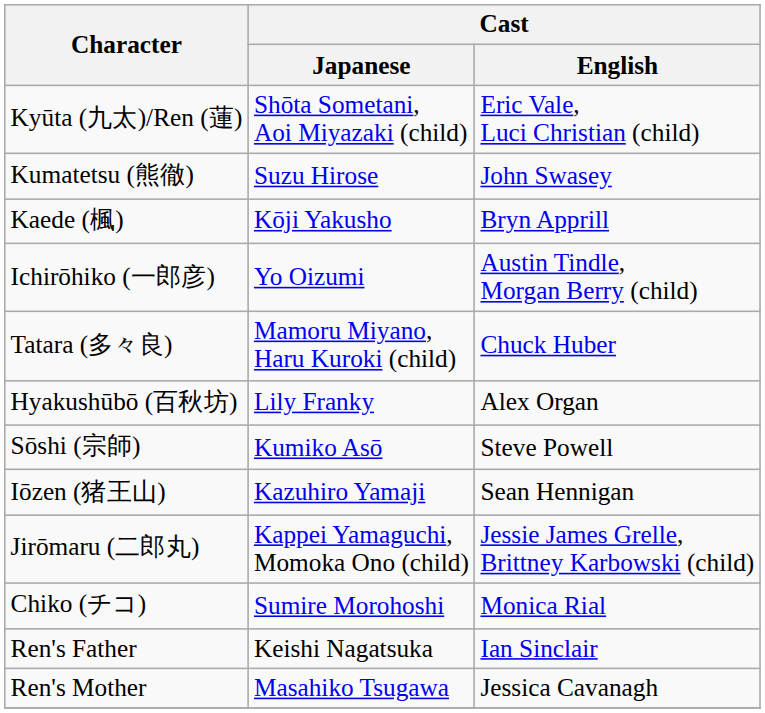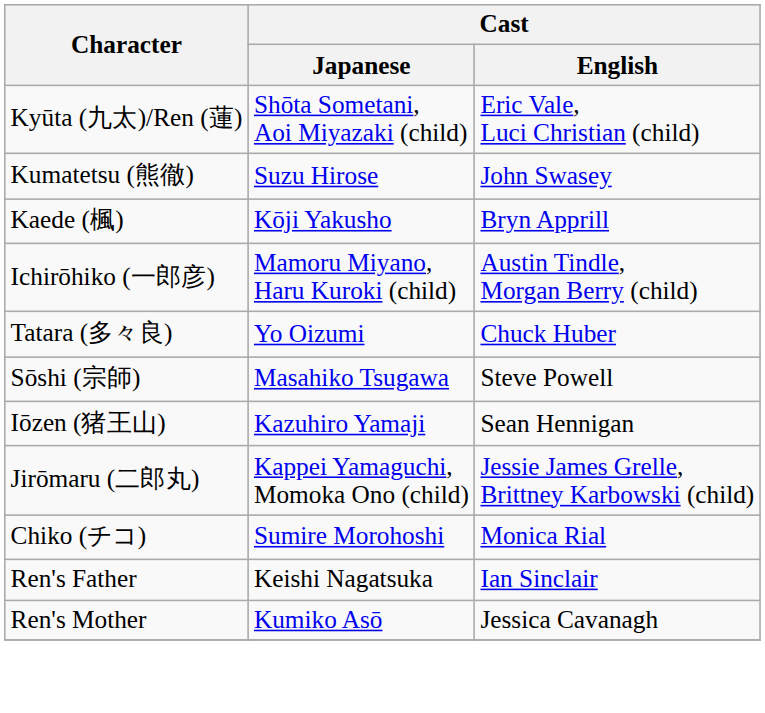(309, 277) Yo Oizumi -> (355, 277) Mamoru Miyano, Haru Kuroki (child)
(355, 345) Mamoru Miyano, Haru Kuroki (child) -> (309, 333) Yo Oizumi
- row: (124, 401)
(318, 447) Kumiko Asō -> (351, 378) Masahiko Tsugawa
(351, 687) Masahiko Tsugawa -> (318, 619) Kumiko Asō
